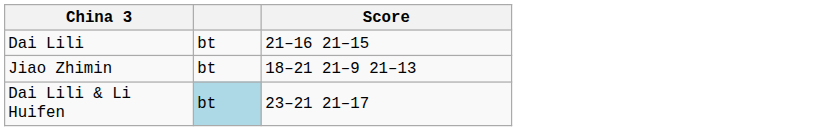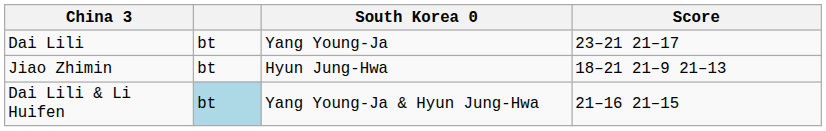+ column: (417, 17)
(317, 43) 21–16 21–15 -> (627, 43) 23–21 21–17
(317, 103) 23–21 21–17 -> (627, 103) 21–16 21–15
